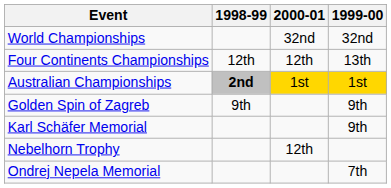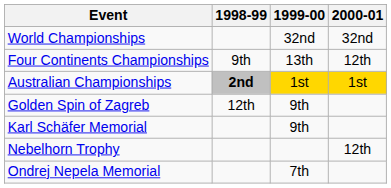columns swapped: (357, 15) <-> (299, 15)
(241, 60) 12th -> (241, 60) 9th
(241, 104) 9th -> (241, 104) 12th
